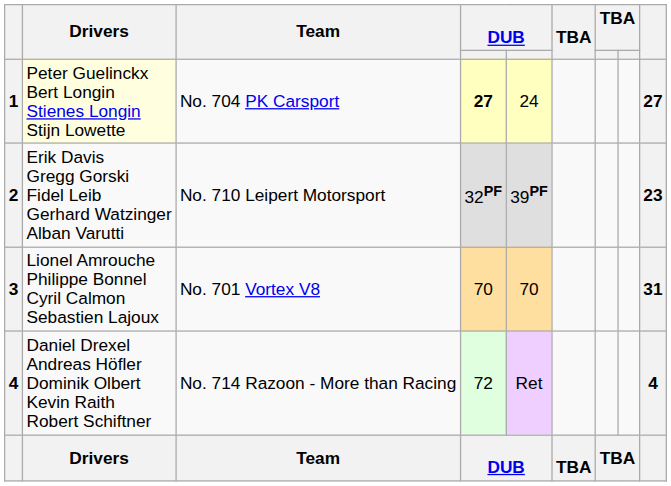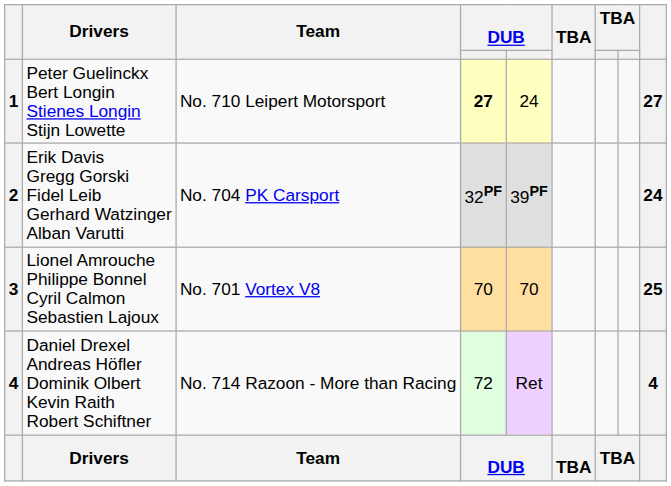(87, 101) lightyellow background -> (87, 101) no background
(260, 101) No. 704 PK Carsport -> (283, 101) No. 710 Leipert Motorsport
(283, 195) No. 710 Leipert Motorsport -> (260, 195) No. 704 PK Carsport
(653, 195) 23 -> (653, 195) 24
(653, 289) 31 -> (653, 289) 25
